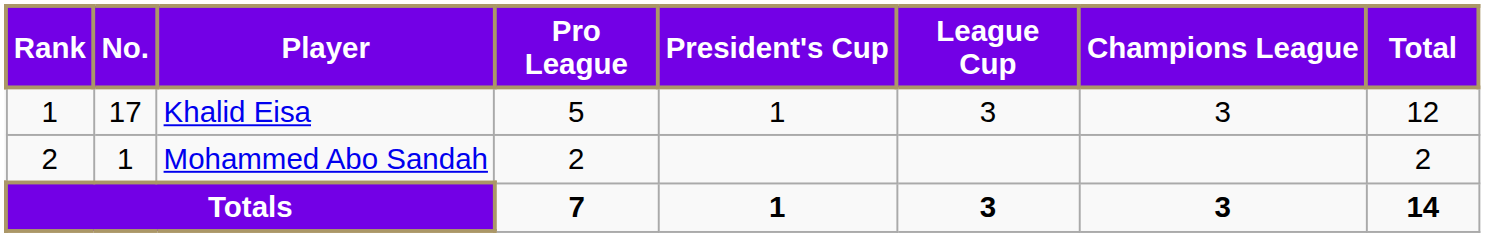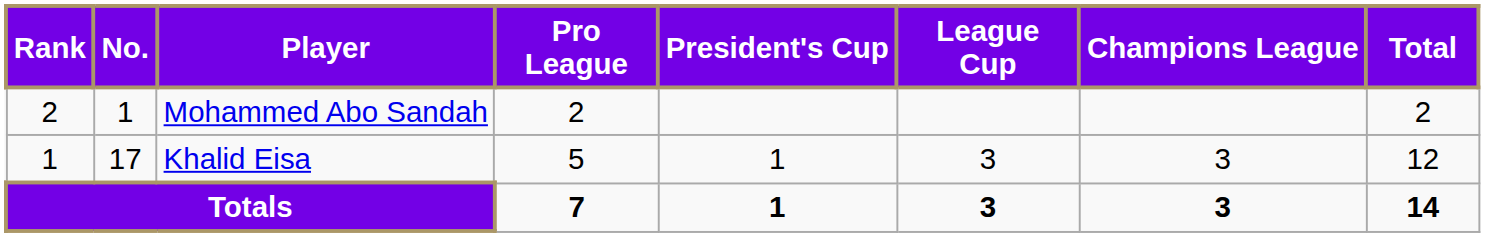rows swapped: (237, 112) <-> (326, 159)
